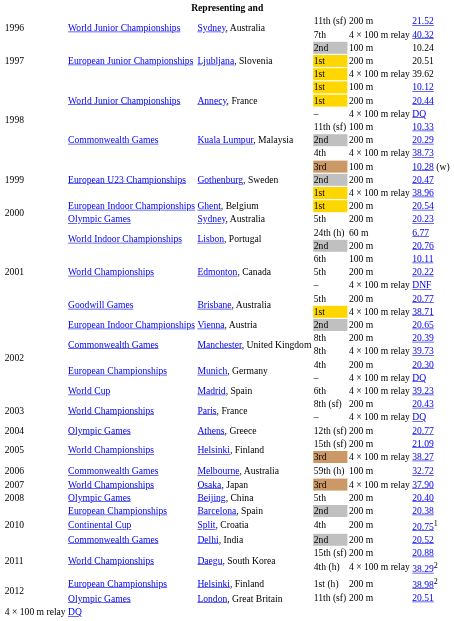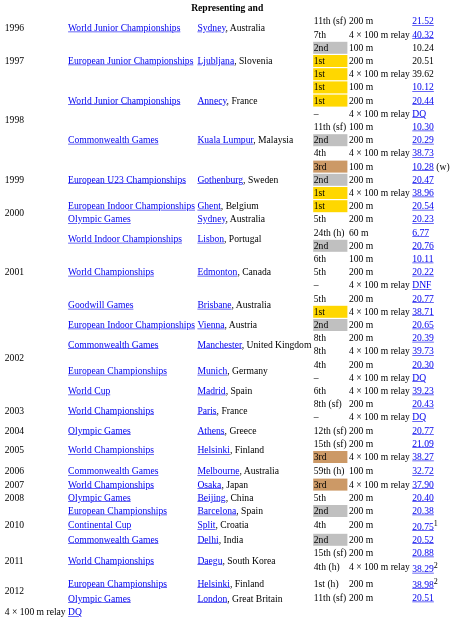(423, 127) 10.33 -> (423, 127) 10.30
